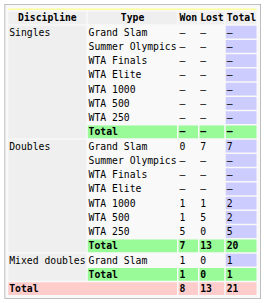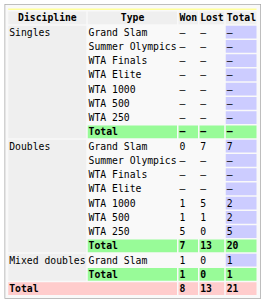(203, 203) 1 -> (203, 203) 5
(203, 217) 5 -> (203, 217) 1
